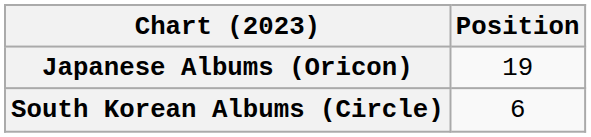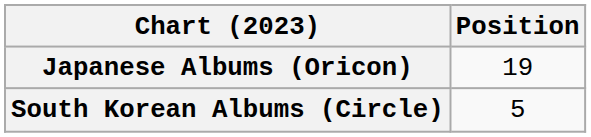(518, 110) 6 -> (518, 110) 5
